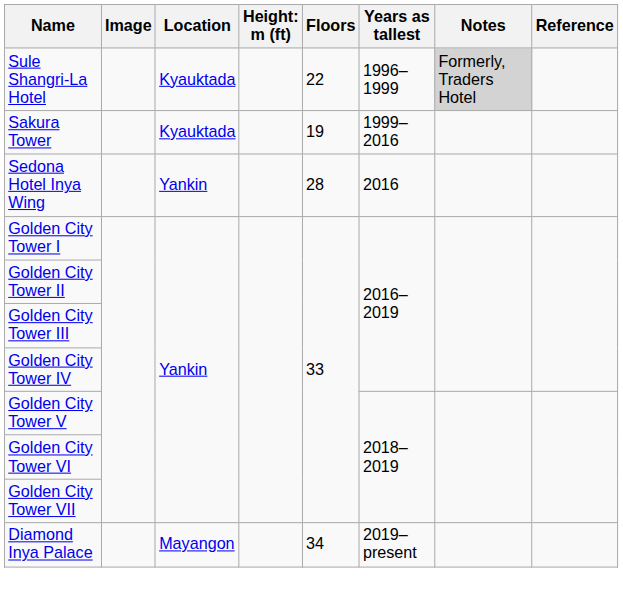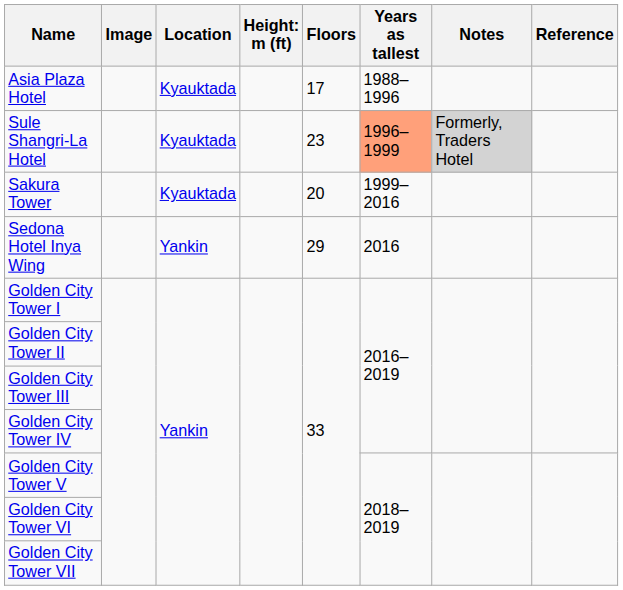+ row: (46, 88)
(315, 79) 22 -> (316, 141) 23
(385, 79) no background -> (386, 141) lightsalmon background
(315, 132) 19 -> (316, 194) 20
(315, 185) 28 -> (316, 247) 29
- row: (50, 544)
